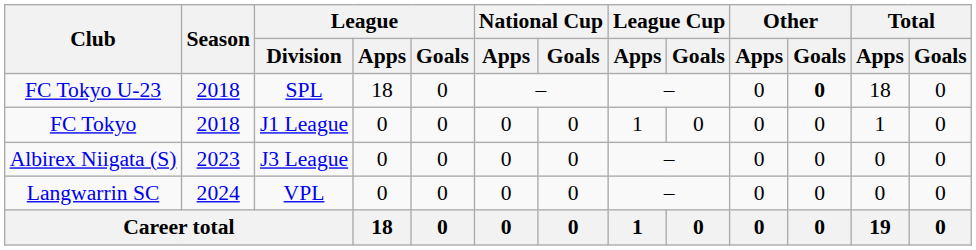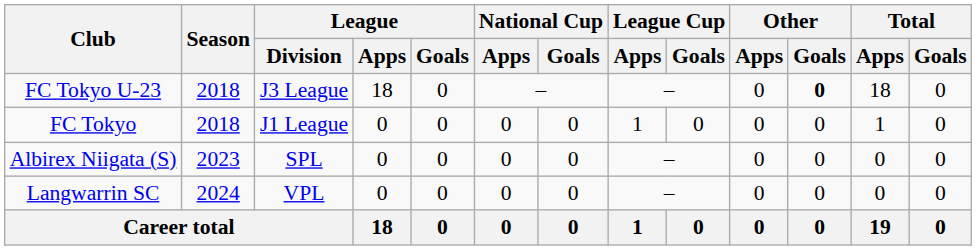(304, 90) SPL -> (304, 90) J3 League
(304, 158) J3 League -> (304, 158) SPL
